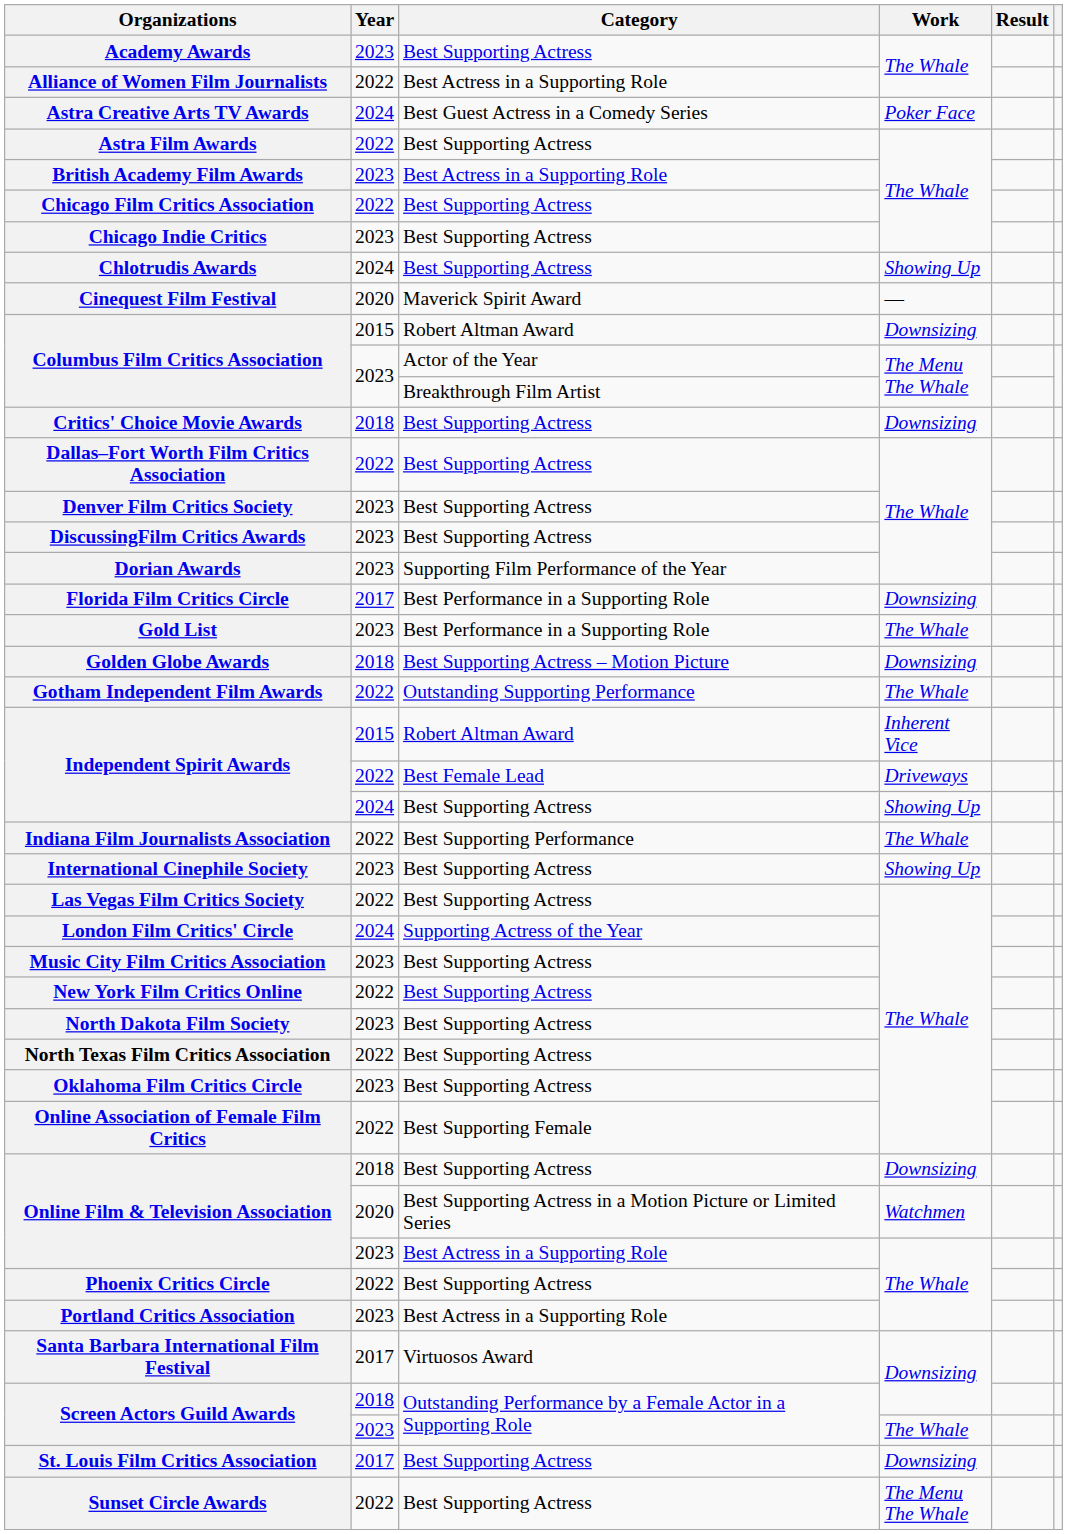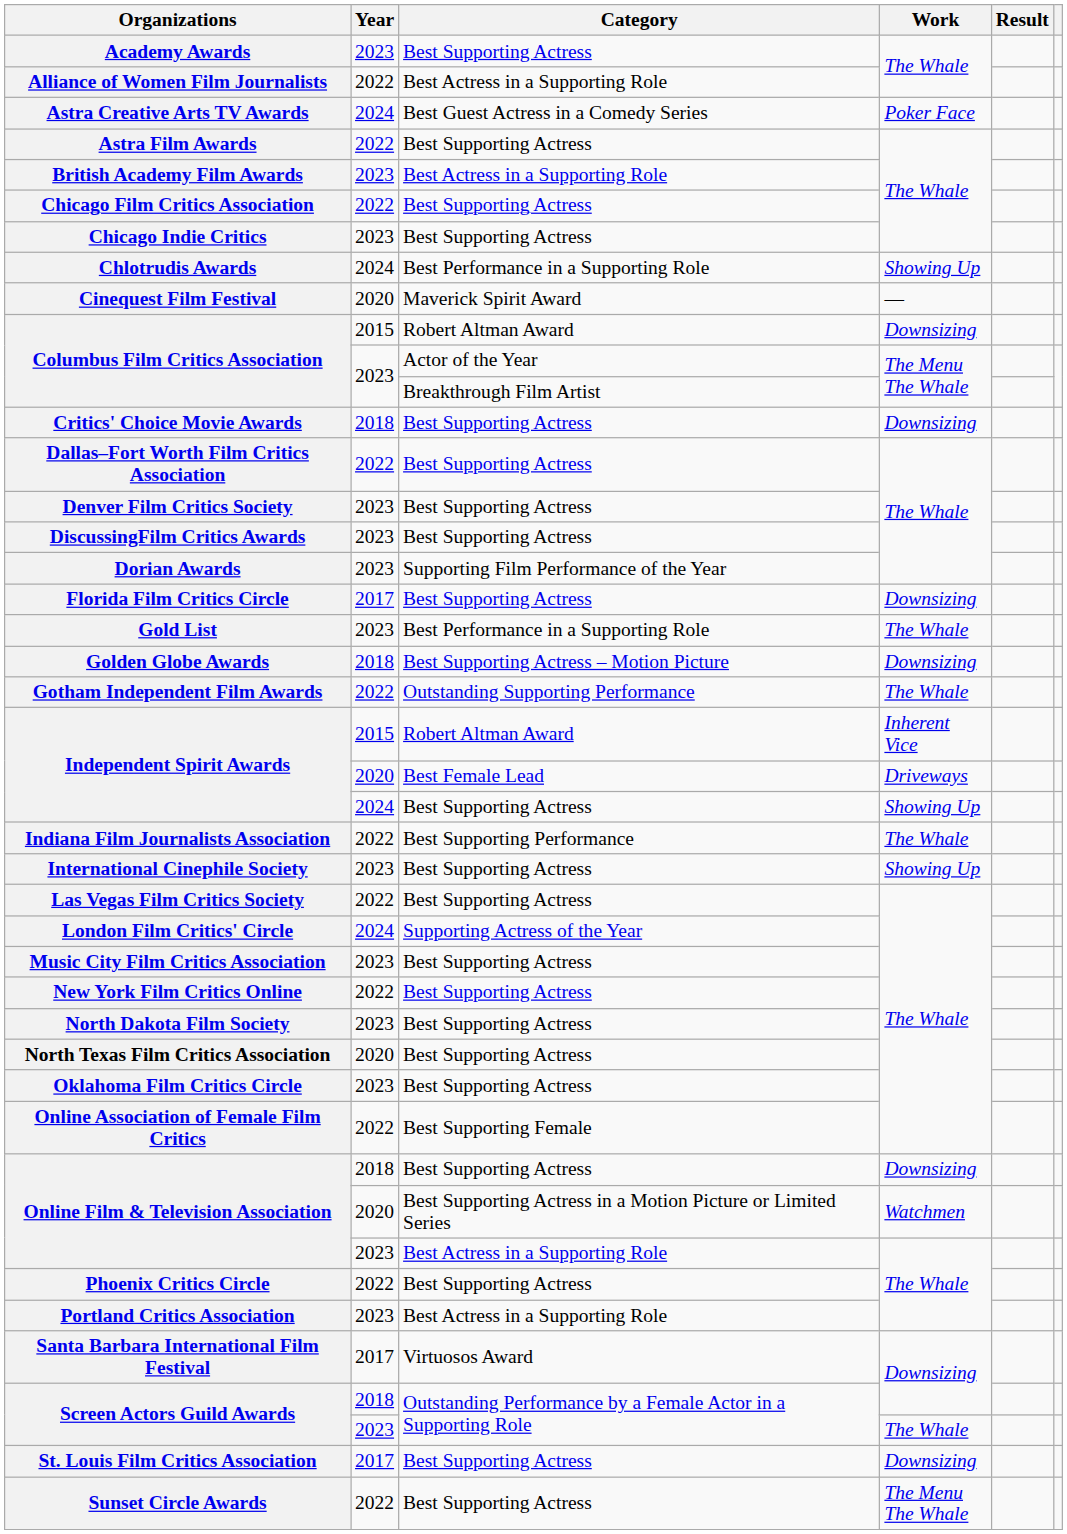(497, 267) Best Supporting Actress -> (556, 267) Best Performance in a Supporting Role
(556, 599) Best Performance in a Supporting Role -> (497, 599) Best Supporting Actress
(375, 775) 2022 -> (375, 775) 2020
(375, 1054) 2022 -> (375, 1054) 2020
